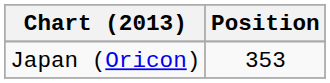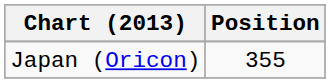(265, 60) 353 -> (265, 60) 355
